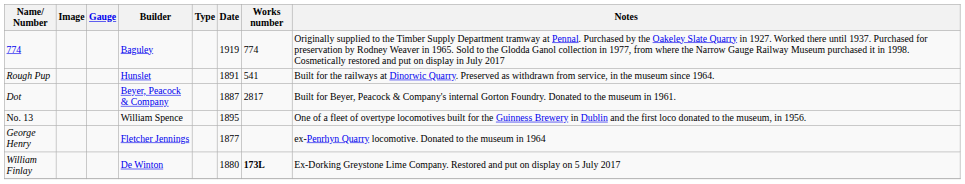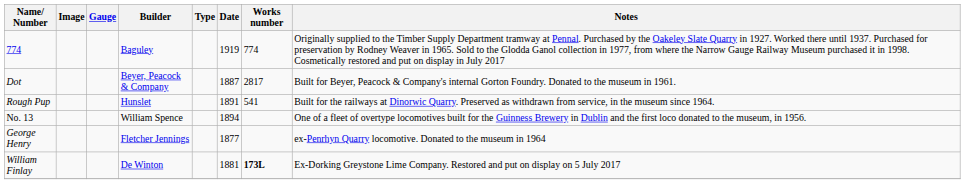rows swapped: (14, 97) <-> (28, 76)
(229, 118) 1895 -> (229, 118) 1894
(229, 165) 1880 -> (229, 165) 1881
